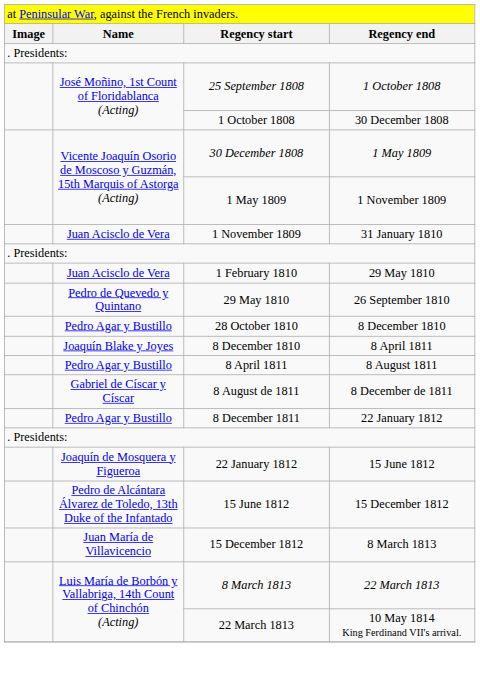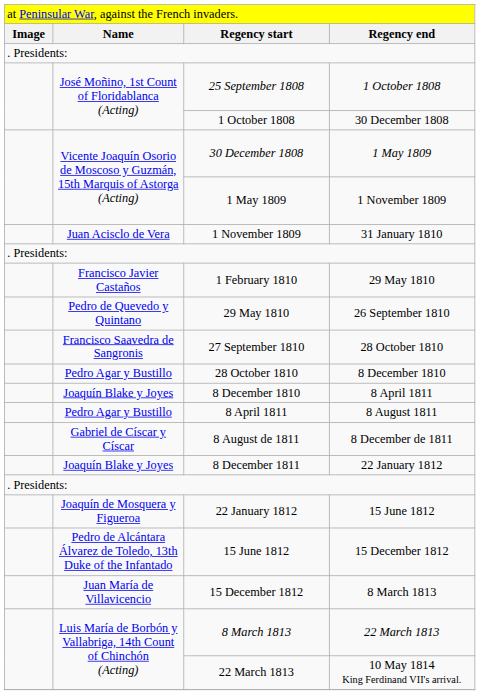(118, 273) Juan Acisclo de Vera -> (118, 280) Francisco Javier Castaños
+ row: (256, 347)
(118, 418) Pedro Agar y Bustillo -> (118, 465) Joaquín Blake y Joyes
